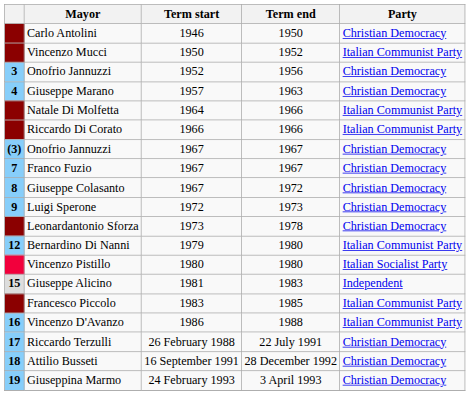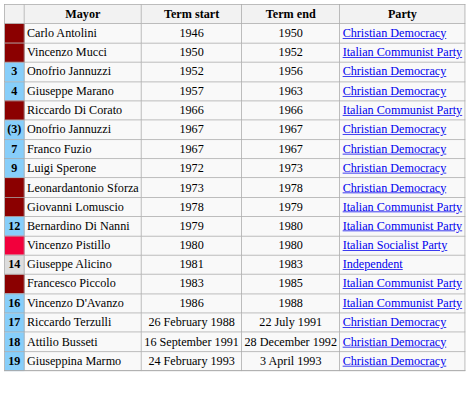- row: (73, 110)
- row: (76, 187)
+ row: (75, 206)
(14, 284) 15 -> (14, 264) 14
